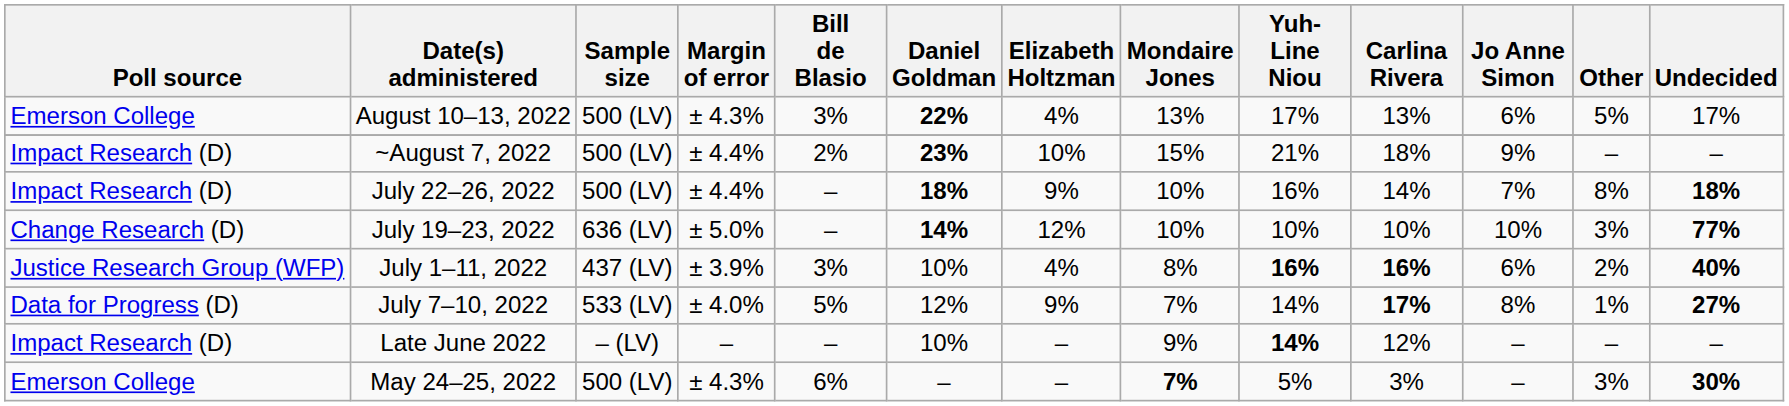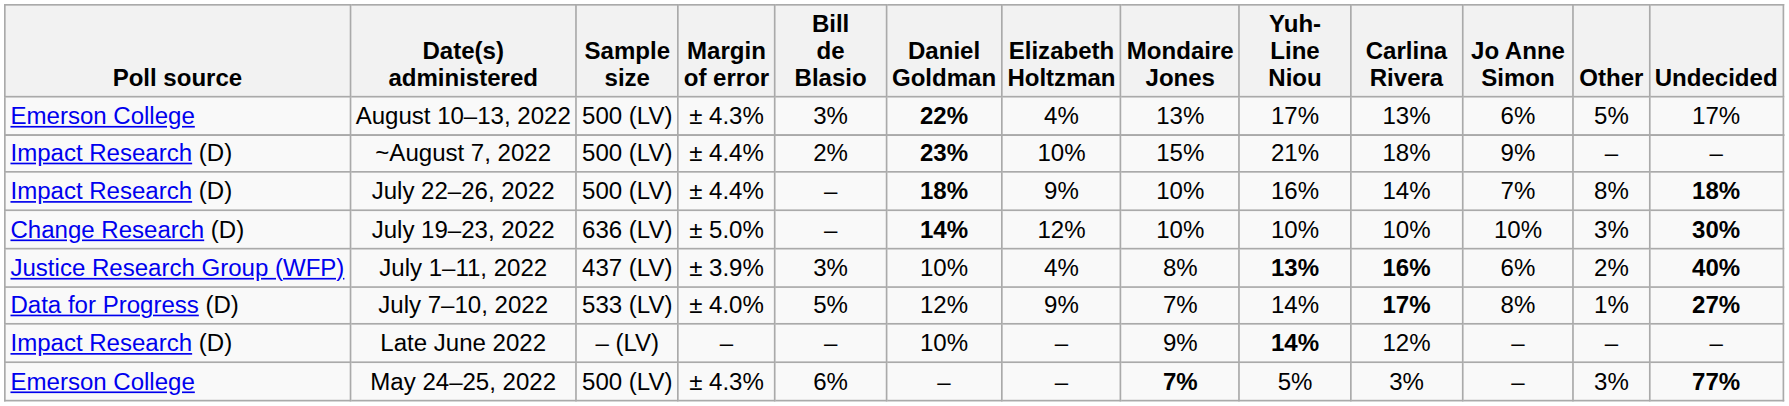(1716, 230) 77% -> (1716, 230) 30%
(1295, 268) 16% -> (1295, 268) 13%
(1716, 382) 30% -> (1716, 382) 77%
